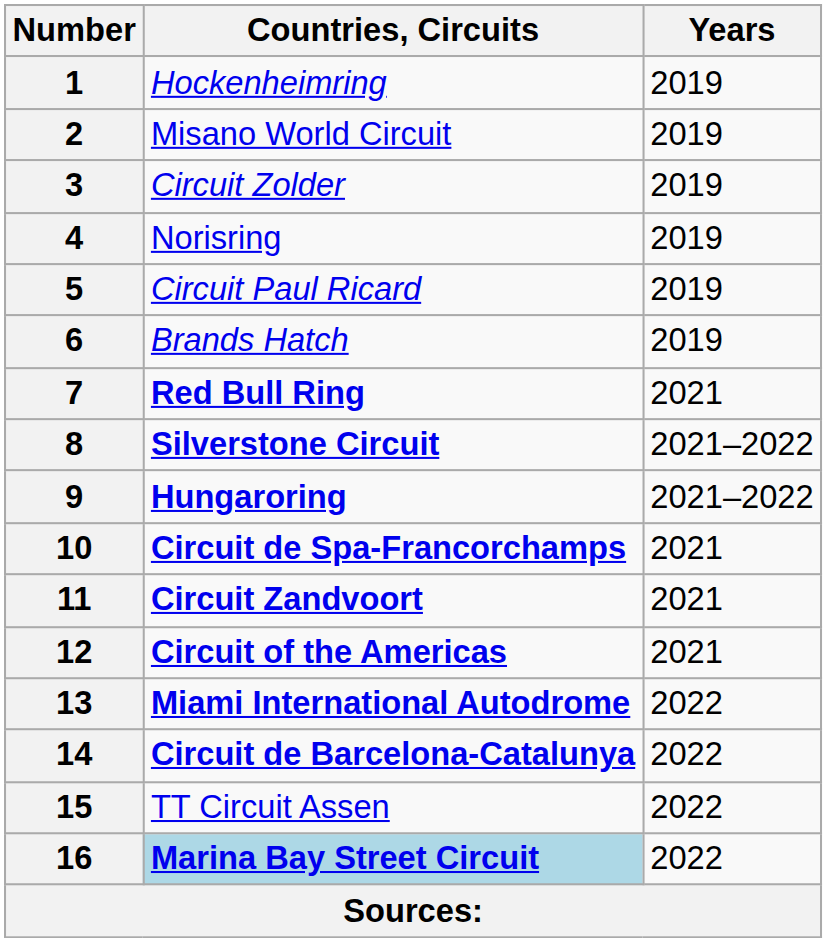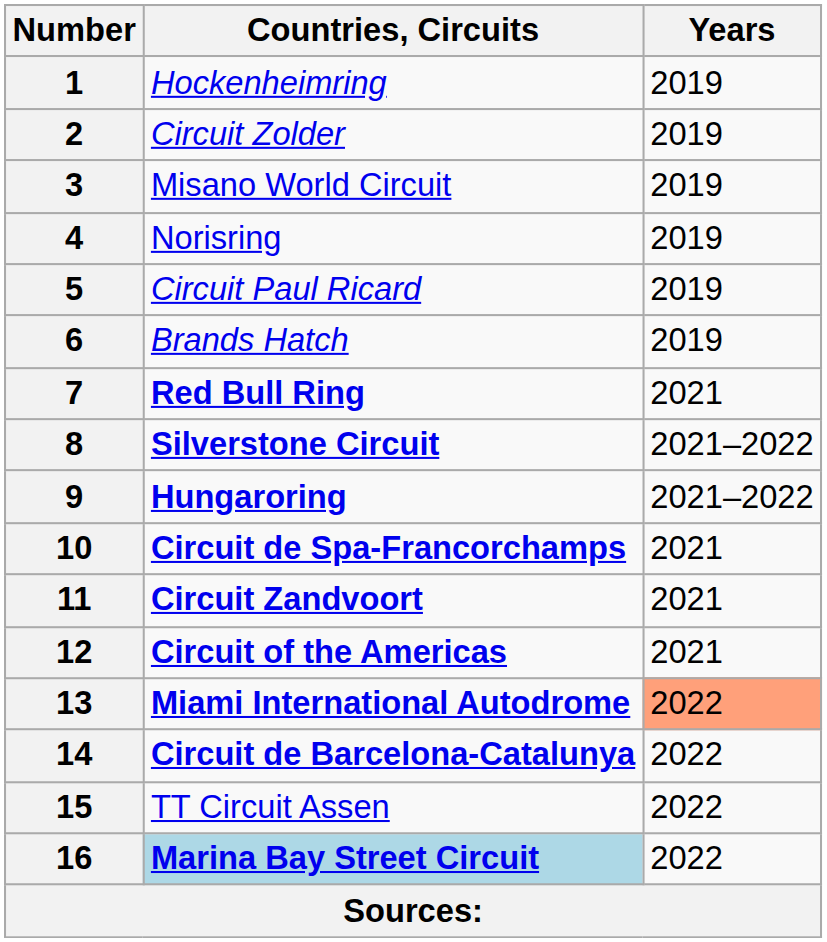(301, 133) Misano World Circuit -> (248, 133) Circuit Zolder
(248, 185) Circuit Zolder -> (301, 185) Misano World Circuit
(687, 703) no background -> (687, 703) lightsalmon background
